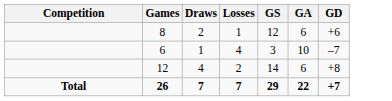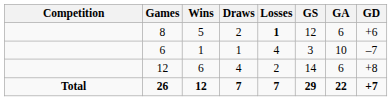+ column: (201, 13)
(239, 31) normal -> (276, 31) bold
